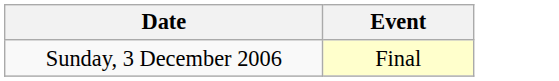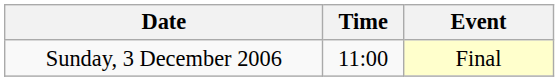+ column: (363, 22)
